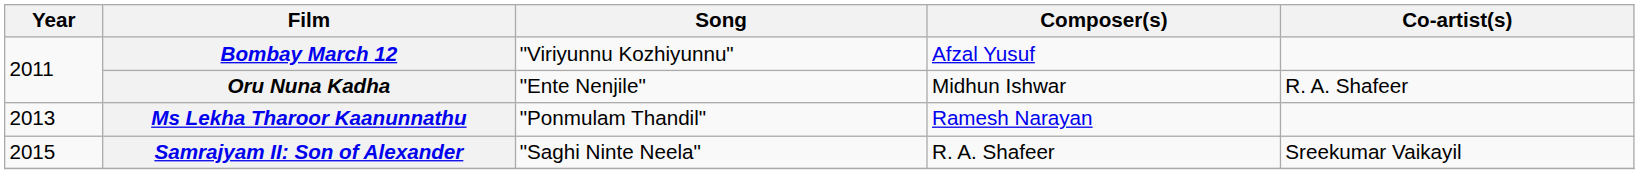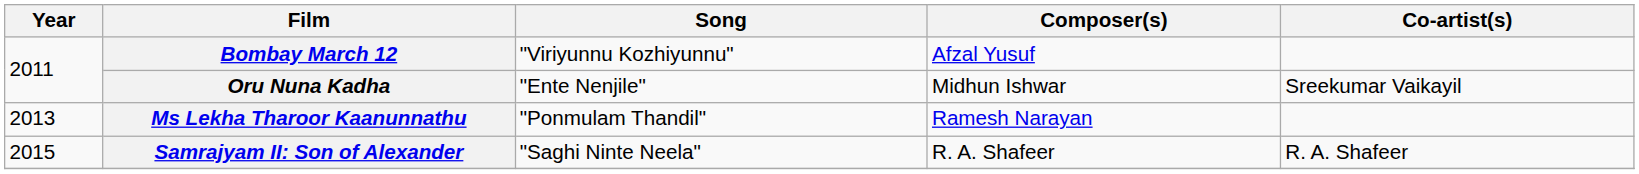(1347, 86) R. A. Shafeer -> (1373, 86) Sreekumar Vaikayil
(1373, 151) Sreekumar Vaikayil -> (1347, 151) R. A. Shafeer
